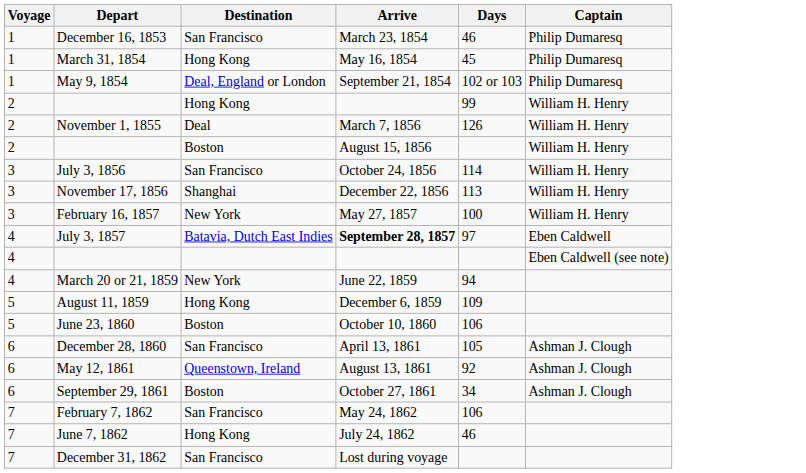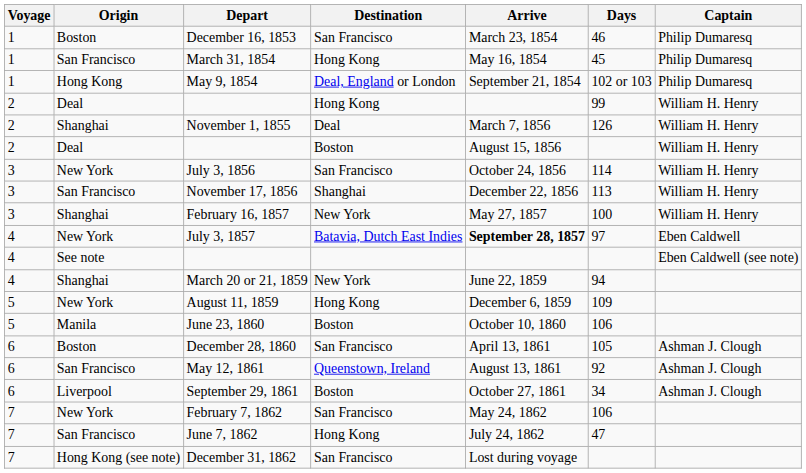+ column: (119, 15)
(469, 434) 46 -> (598, 434) 47
